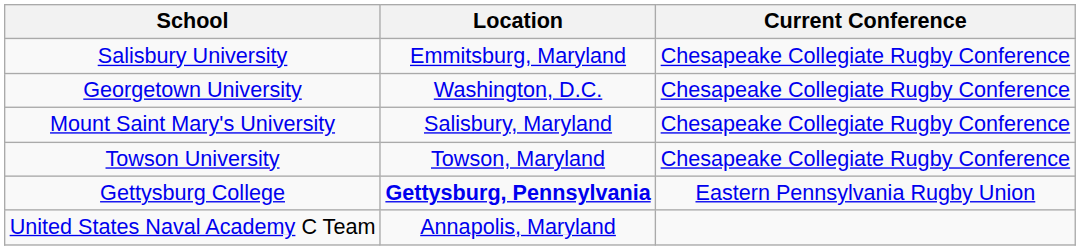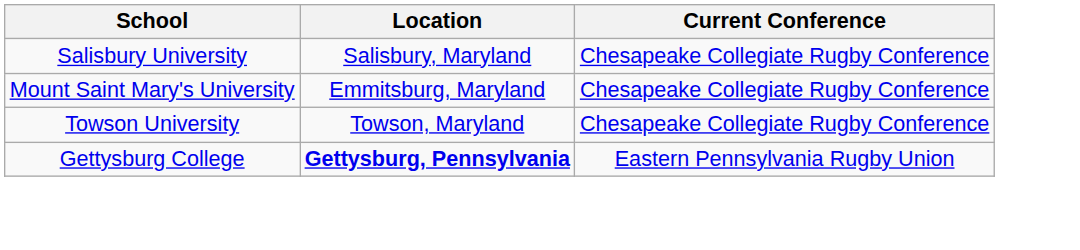(518, 55) Emmitsburg, Maryland -> (437, 55) Salisbury, Maryland
- row: (193, 90)
(518, 124) Salisbury, Maryland -> (437, 90) Emmitsburg, Maryland
- row: (193, 227)
